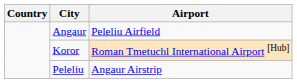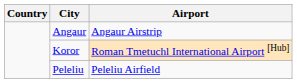(126, 31) Peleliu Airfield -> (127, 31) Angaur Airstrip
(127, 69) Angaur Airstrip -> (126, 69) Peleliu Airfield
